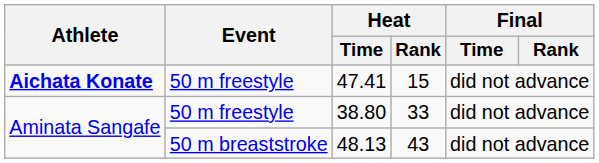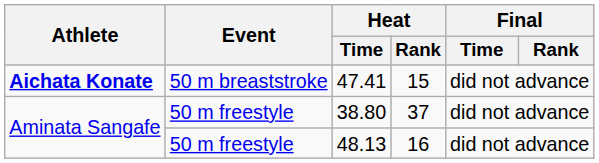(232, 81) 50 m freestyle -> (249, 81) 50 m breaststroke
(418, 112) 33 -> (418, 112) 37
(249, 144) 50 m breaststroke -> (232, 144) 50 m freestyle
(418, 144) 43 -> (418, 144) 16
